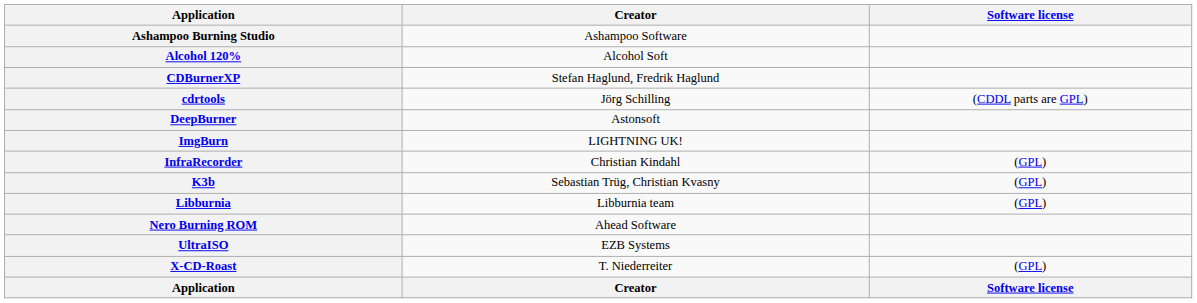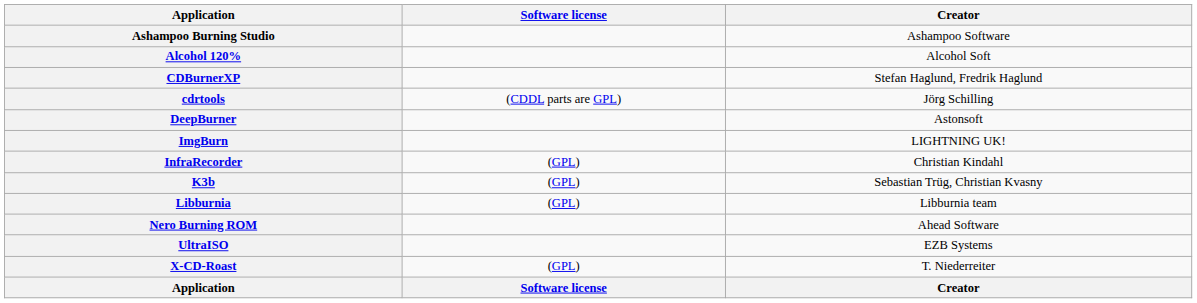columns swapped: (636, 15) <-> (1030, 15)
